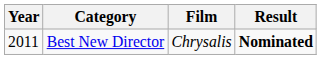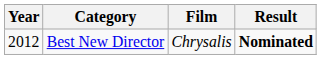(23, 41) 2011 -> (24, 41) 2012
